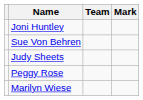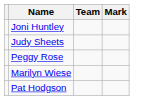- row: (46, 42)
+ row: (39, 88)
